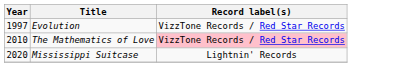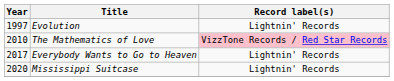(252, 26) VizzTone Records / Red Star Records -> (294, 26) Lightnin' Records
+ row: (114, 55)
